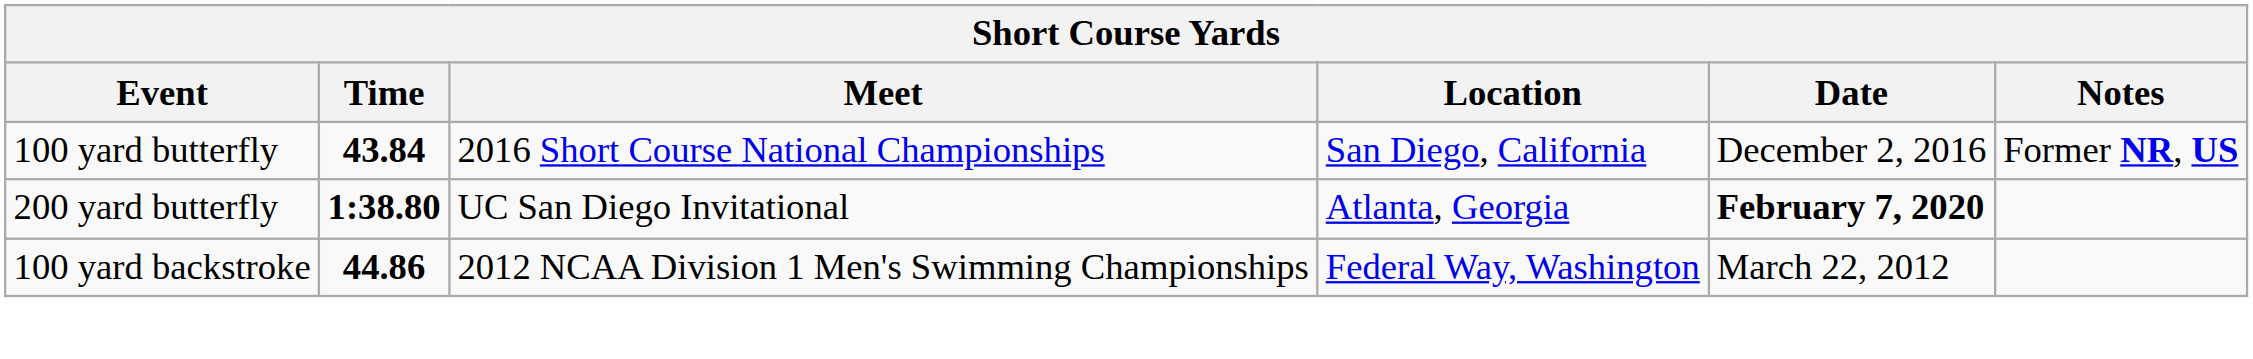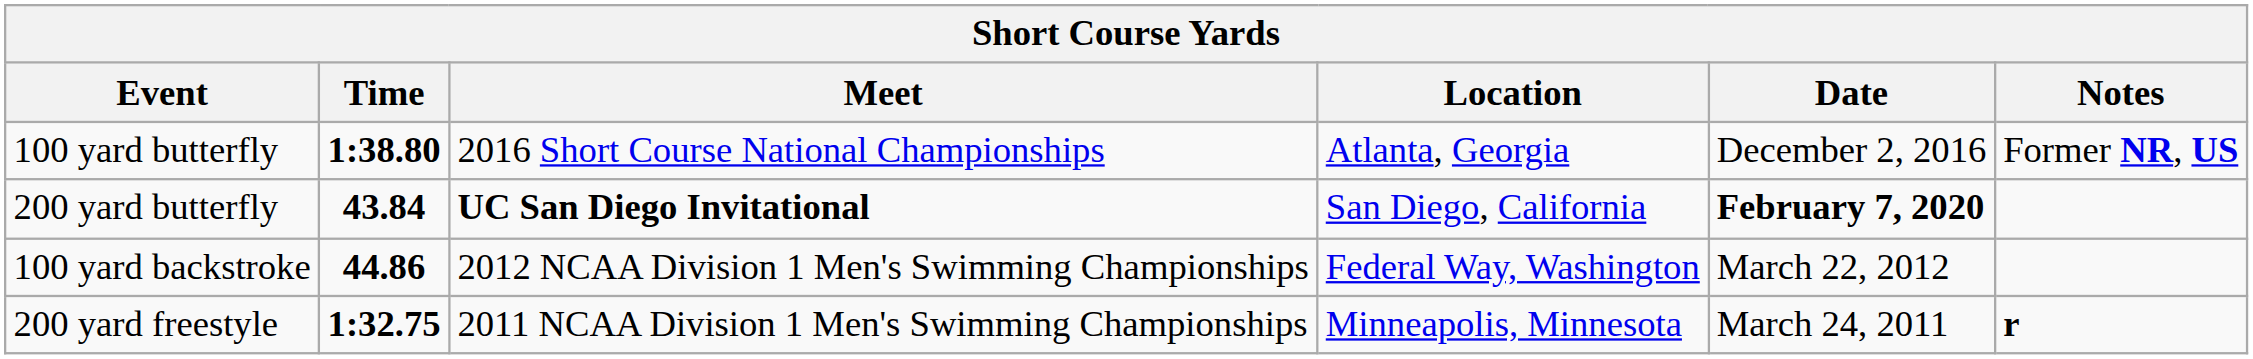(384, 149) 43.84 -> (384, 149) 1:38.80
(1486, 149) San Diego, California -> (1448, 149) Atlanta, Georgia
(384, 207) 1:38.80 -> (384, 207) 43.84
(653, 207) normal -> (664, 207) bold
(1448, 207) Atlanta, Georgia -> (1486, 207) San Diego, California
+ row: (146, 324)
